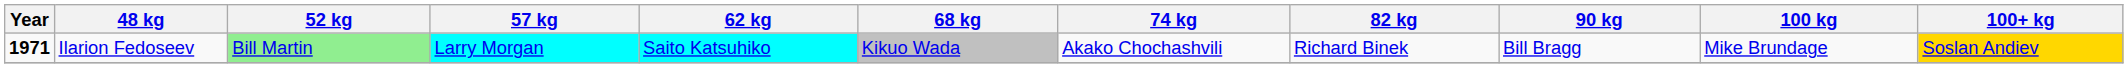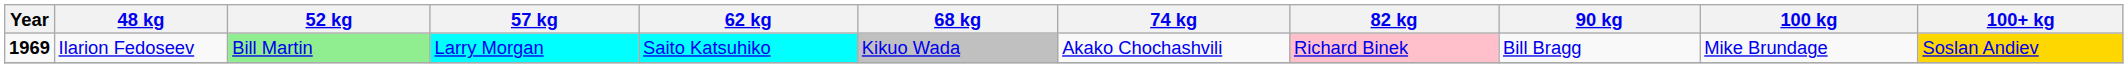(29, 48) 1971 -> (29, 48) 1969
(1351, 48) no background -> (1351, 48) pink background
